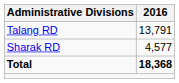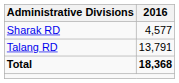rows swapped: (33, 47) <-> (32, 30)
